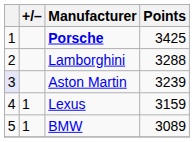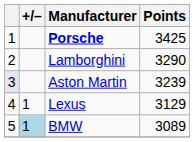(170, 60) 3288 -> (170, 60) 3290
(170, 104) 3159 -> (170, 104) 3129
(26, 126) no background -> (26, 126) lightblue background
